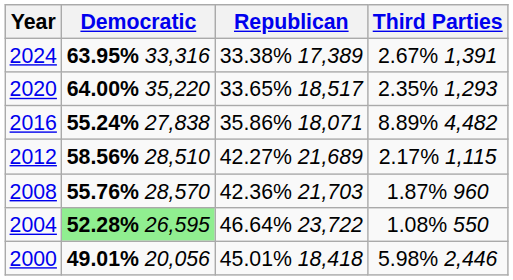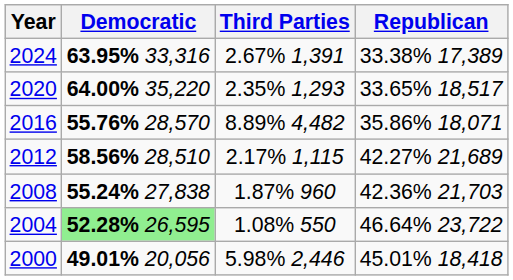columns swapped: (291, 22) <-> (438, 22)
(138, 123) 55.24% 27,838 -> (138, 123) 55.76% 28,570
(138, 190) 55.76% 28,570 -> (138, 190) 55.24% 27,838
